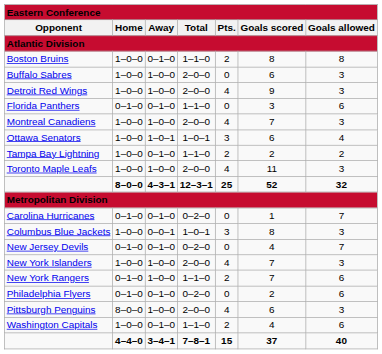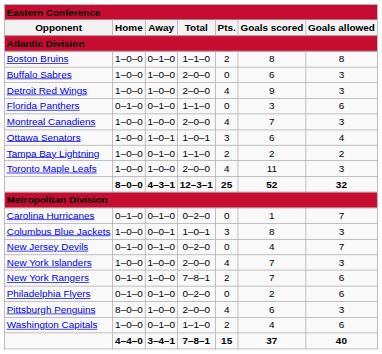(196, 278) 1–1–0 -> (196, 278) 7–8–1
